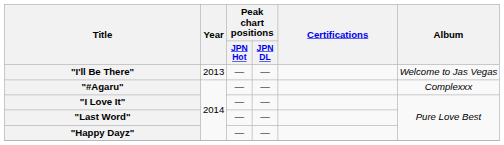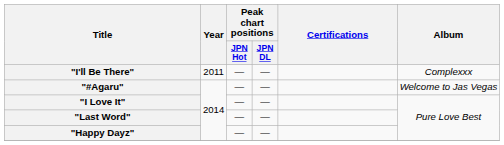(214, 72) 2013 -> (214, 72) 2011
(448, 72) Welcome to Jas Vegas -> (448, 72) Complexxx
(448, 87) Complexxx -> (448, 87) Welcome to Jas Vegas
